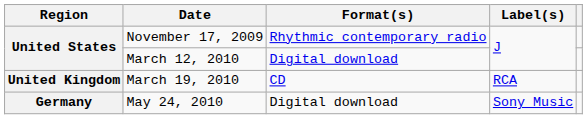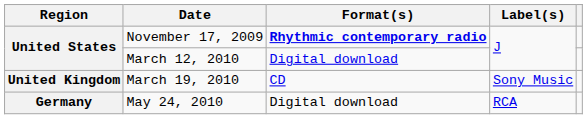(378, 37) normal -> (378, 37) bold
(505, 81) RCA -> (533, 81) Sony Music
(533, 103) Sony Music -> (505, 103) RCA
